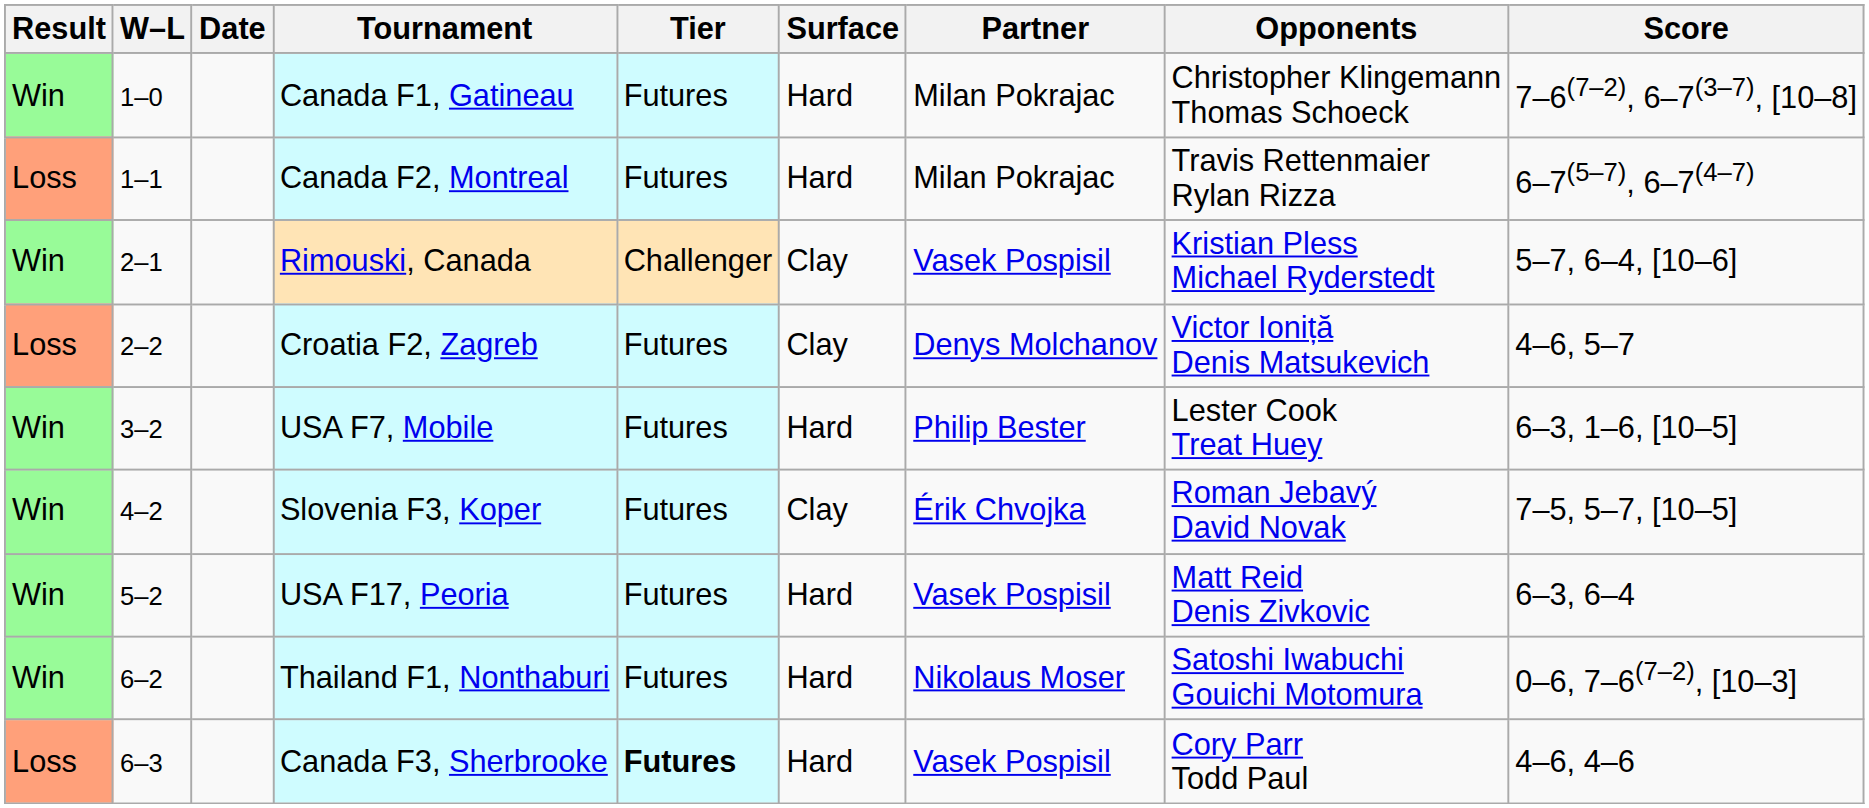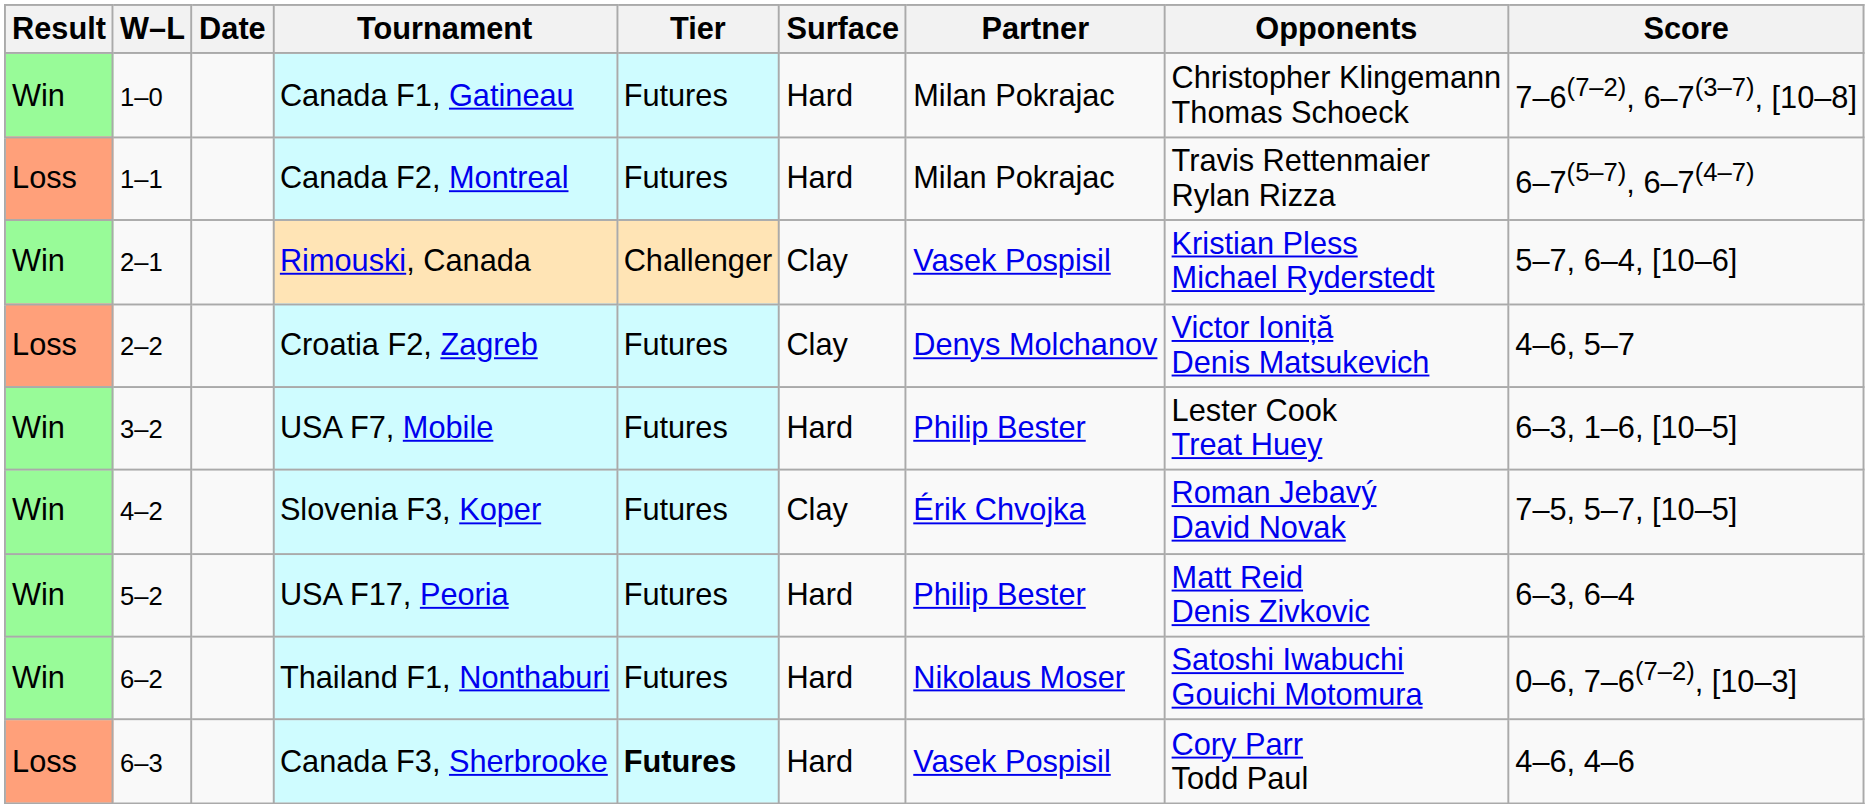(1012, 594) Vasek Pospisil -> (1000, 594) Philip Bester
